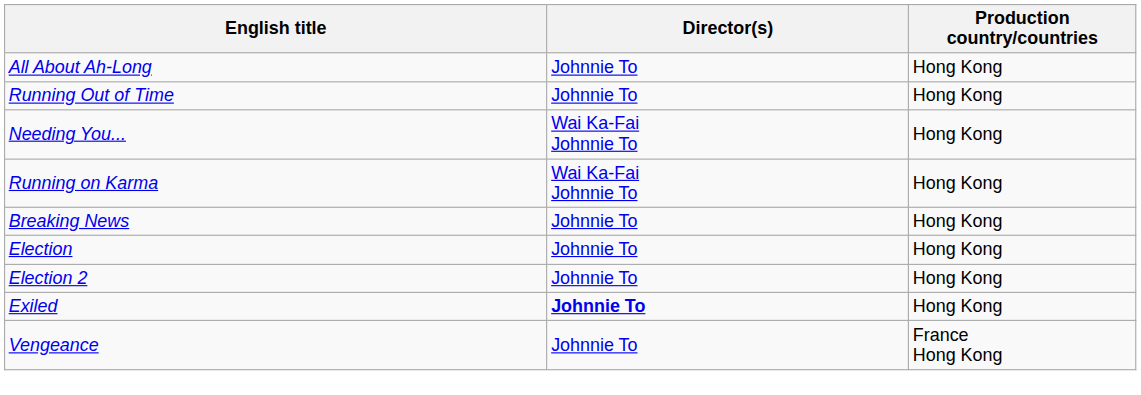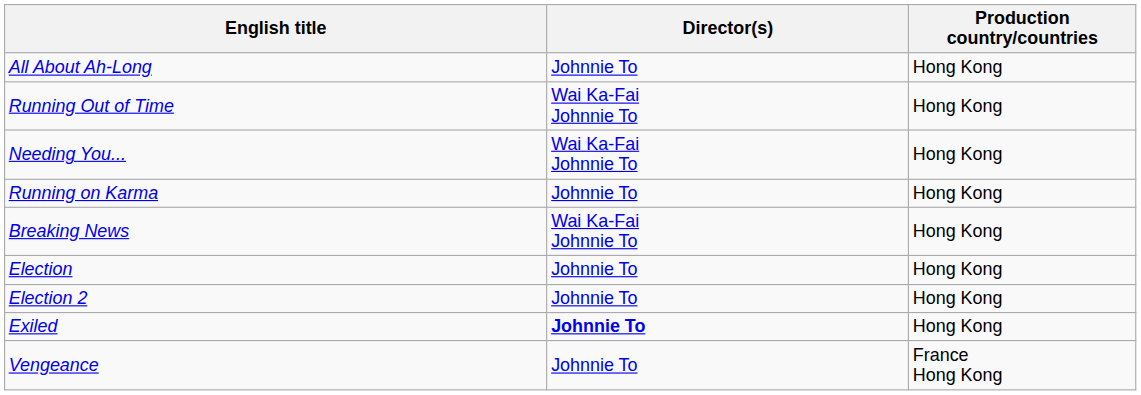(594, 95) Johnnie To -> (595, 105) Wai Ka-Fai Johnnie To
(595, 182) Wai Ka-Fai Johnnie To -> (594, 192) Johnnie To
(594, 221) Johnnie To -> (595, 231) Wai Ka-Fai Johnnie To
